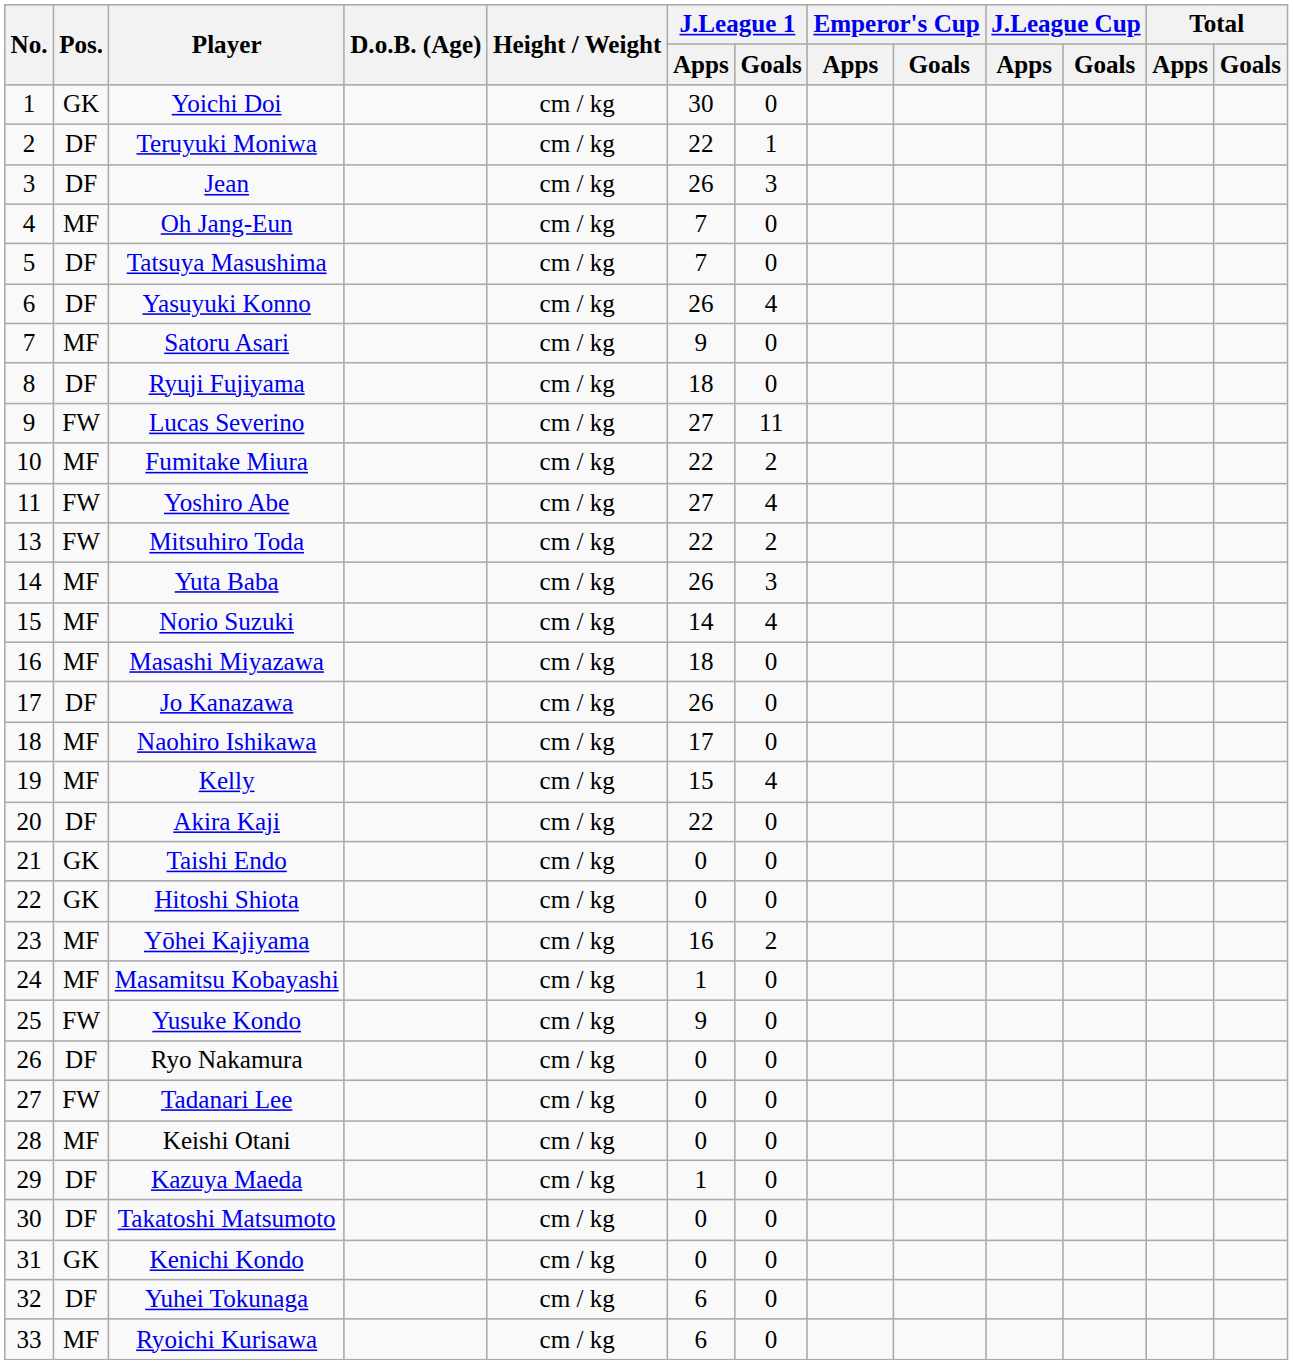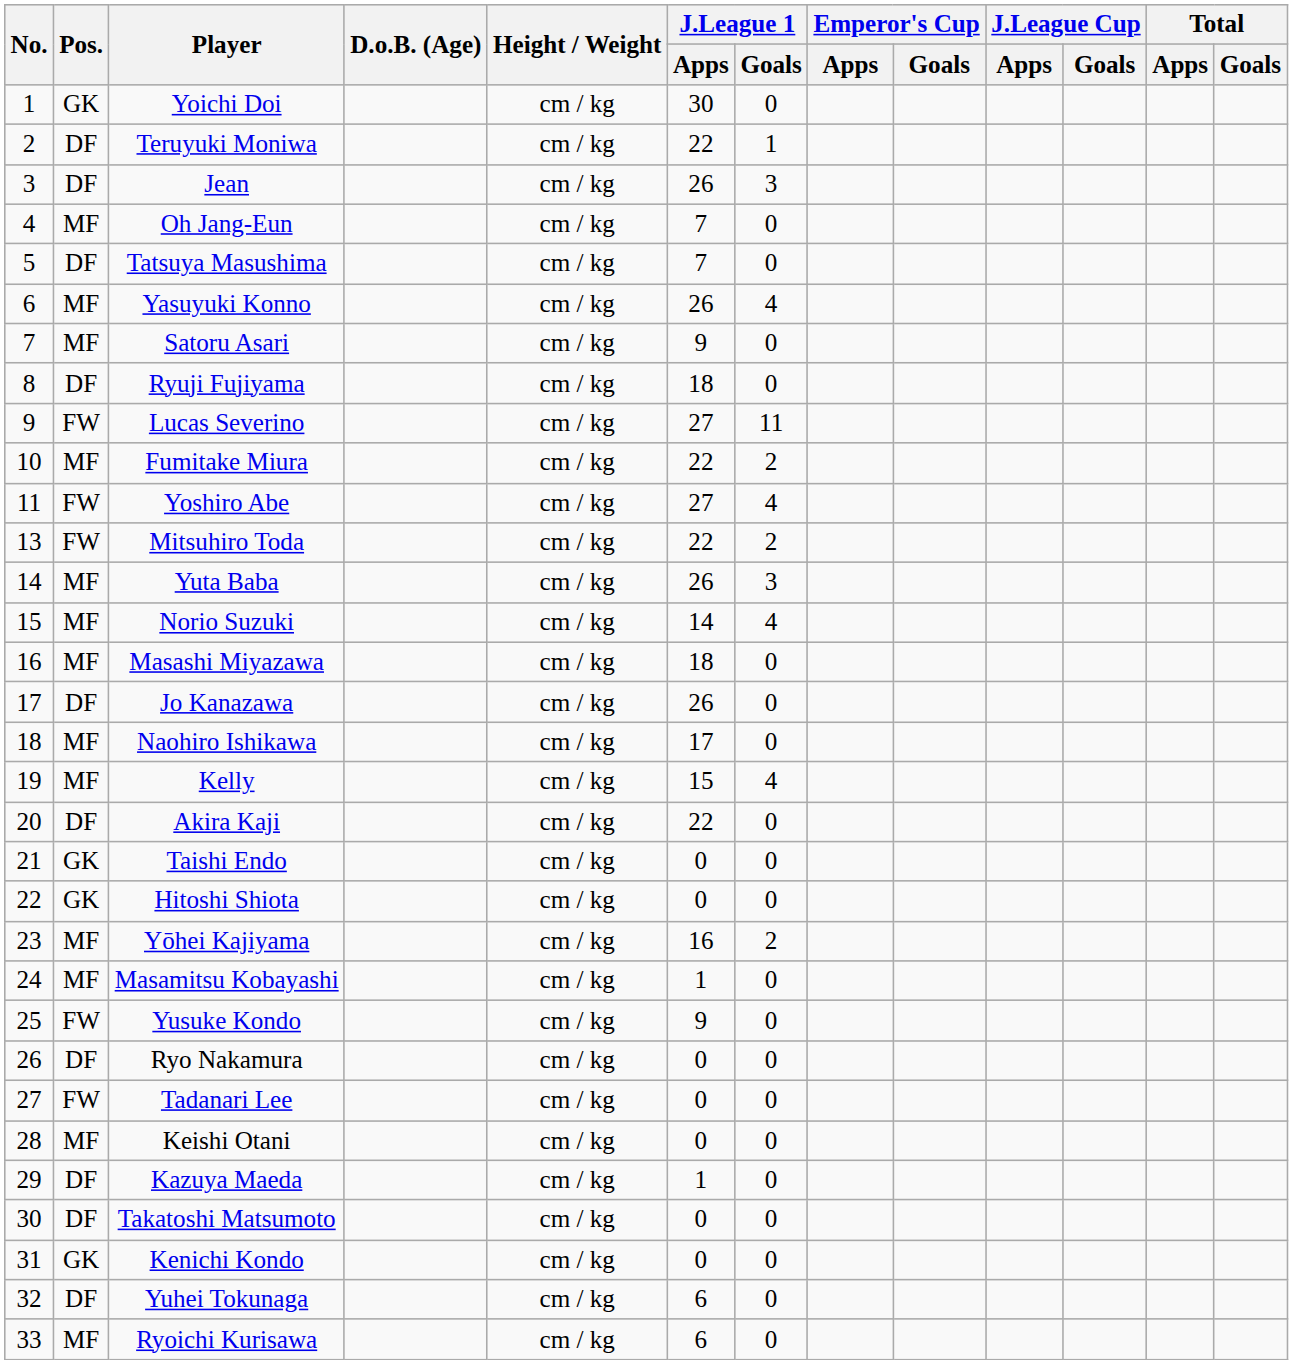(81, 303) DF -> (81, 303) MF
